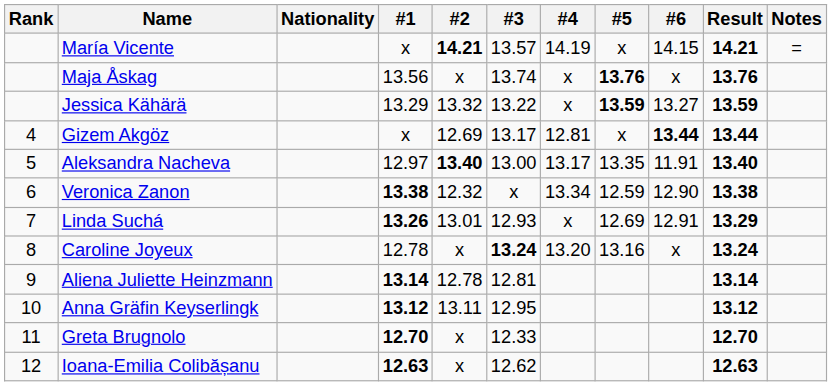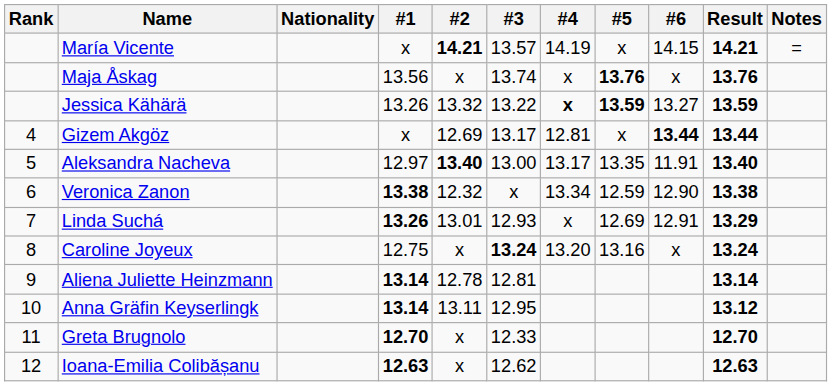(406, 105) 13.29 -> (406, 105) 13.26
(568, 105) normal -> (568, 105) bold
(406, 250) 12.78 -> (406, 250) 12.75
(406, 308) 13.12 -> (406, 308) 13.14
